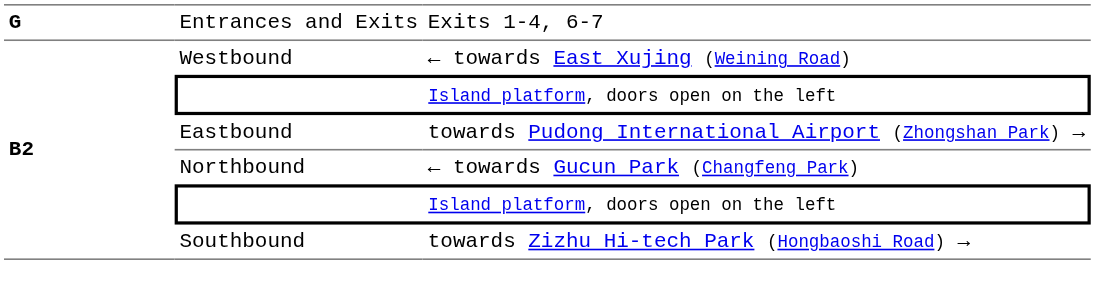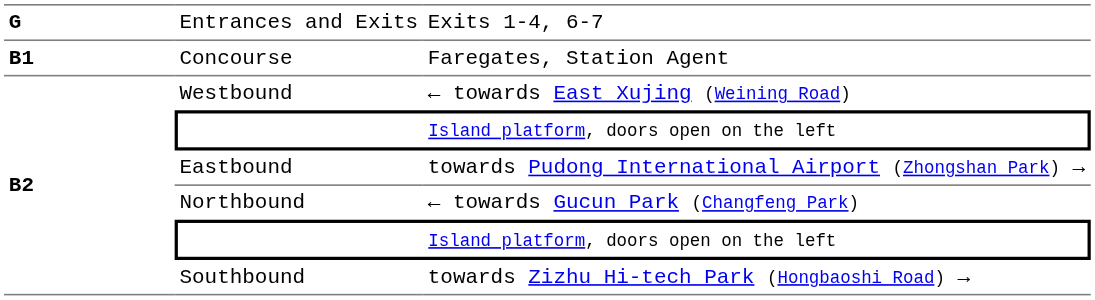+ row: (236, 58)
